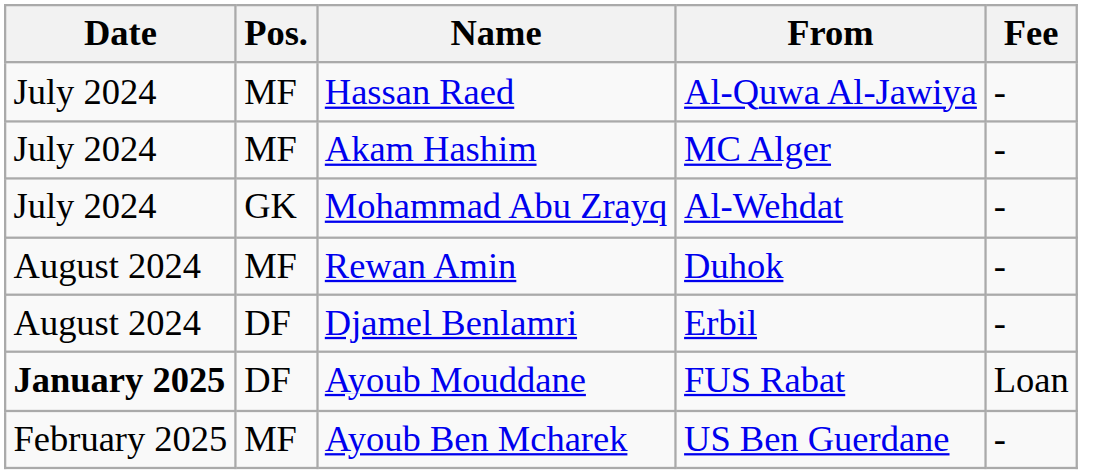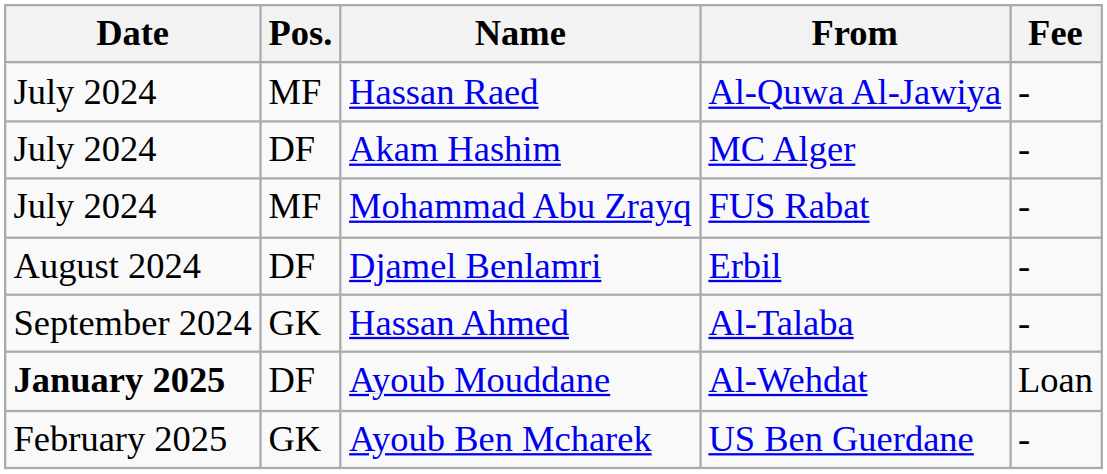(271, 149) MF -> (292, 149) DF
(270, 206) GK -> (295, 206) MF
(764, 206) Al-Wehdat -> (789, 206) FUS Rabat
- row: (421, 264)
+ row: (459, 322)
(765, 380) FUS Rabat -> (788, 380) Al-Wehdat
(271, 438) MF -> (295, 438) GK
